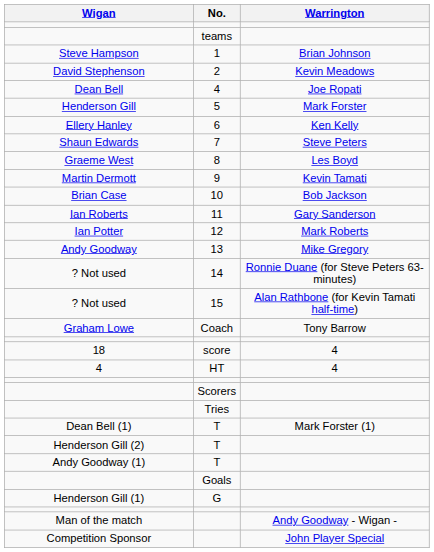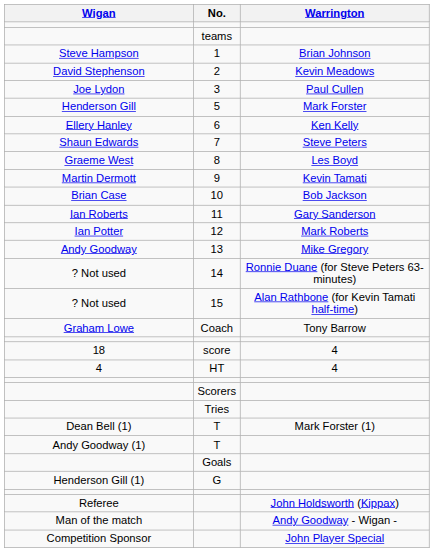+ row: (99, 89)
- row: (99, 89)
- row: (99, 444)
+ row: (99, 503)
